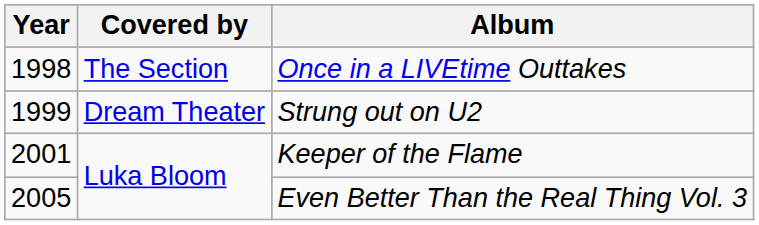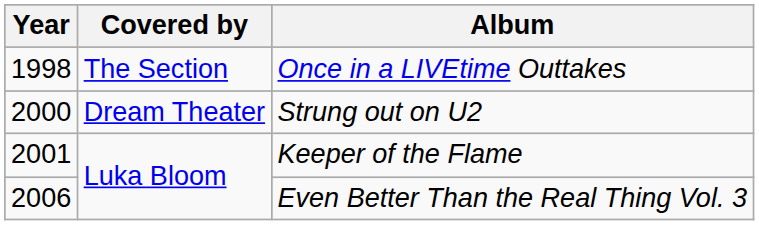(41, 111) 1999 -> (41, 111) 2000
(41, 197) 2005 -> (41, 197) 2006
